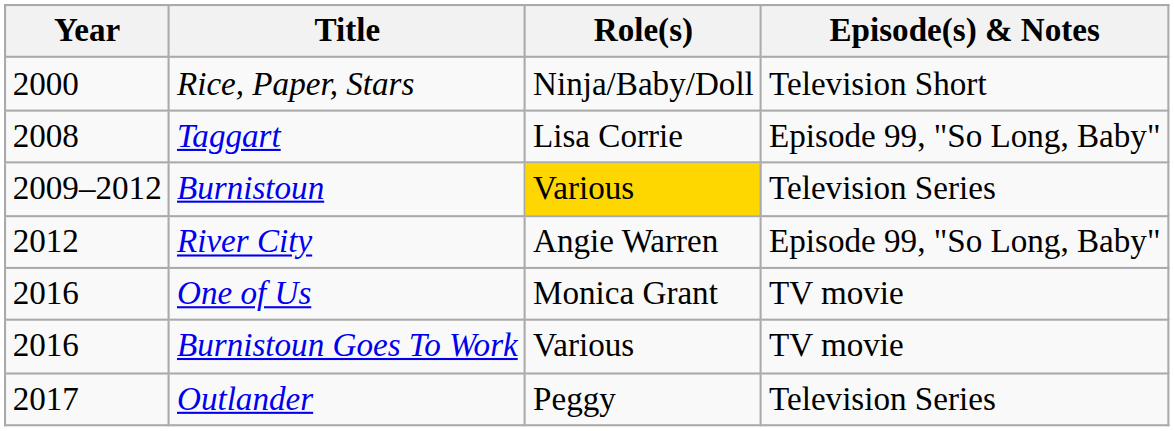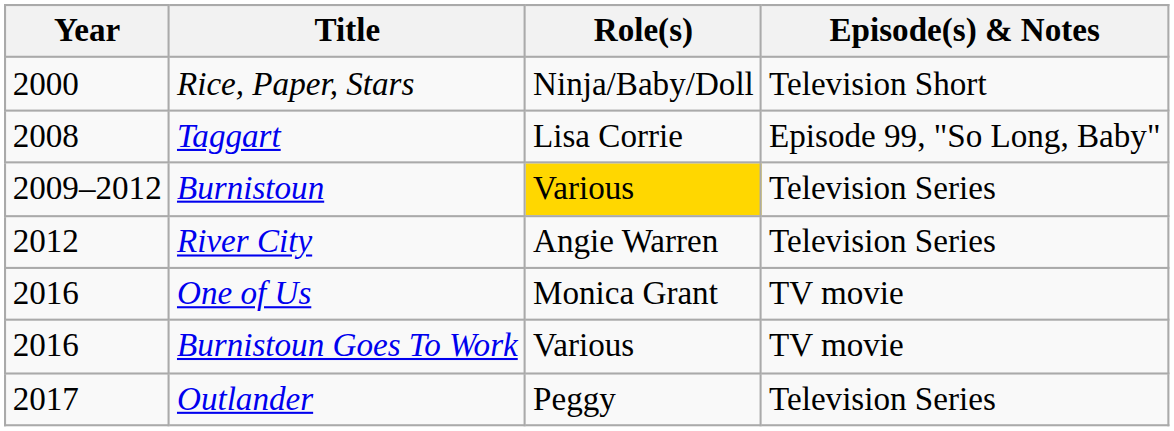(965, 240) Episode 99, "So Long, Baby" -> (882, 240) Television Series
